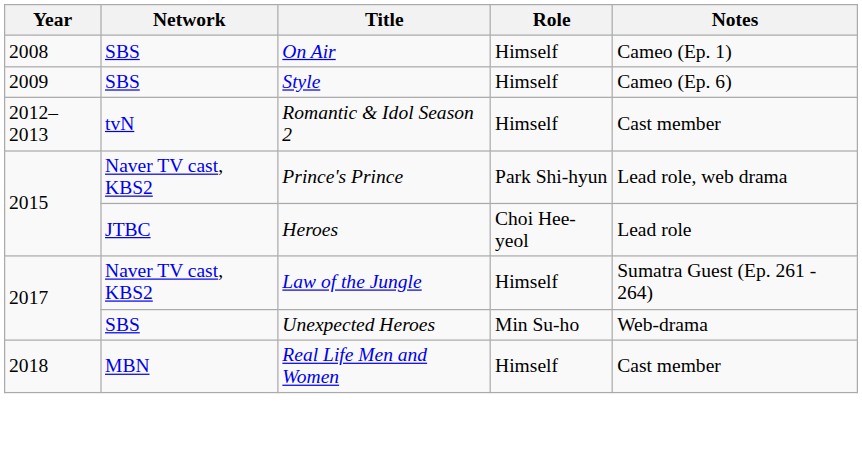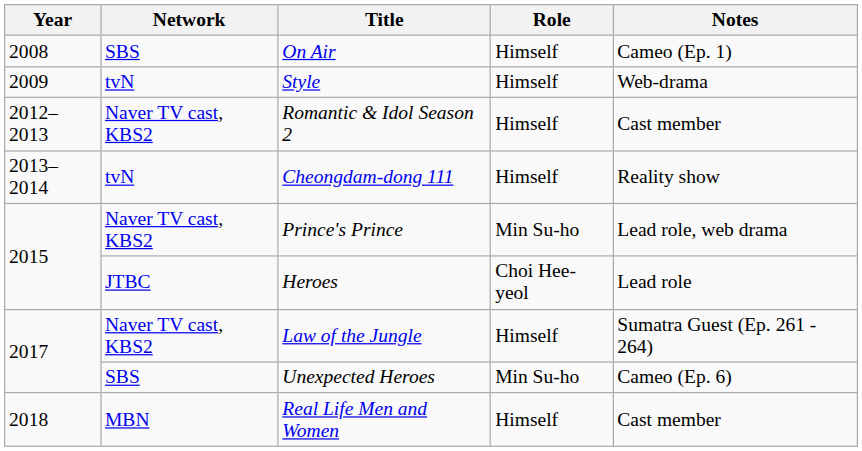(122, 81) SBS -> (120, 81) tvN
(674, 81) Cameo (Ep. 6) -> (663, 81) Web-drama
(120, 123) tvN -> (164, 123) Naver TV cast, KBS2
+ row: (368, 176)
(551, 176) Park Shi-hyun -> (537, 229) Min Su-ho
(663, 324) Web-drama -> (675, 377) Cameo (Ep. 6)
